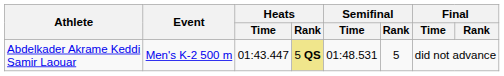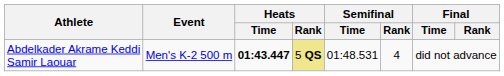(263, 56) normal -> (264, 56) bold
(396, 56) 5 -> (397, 56) 4
